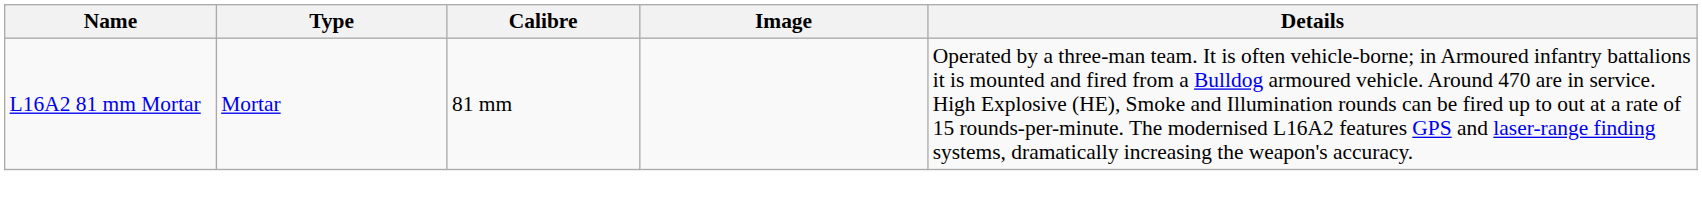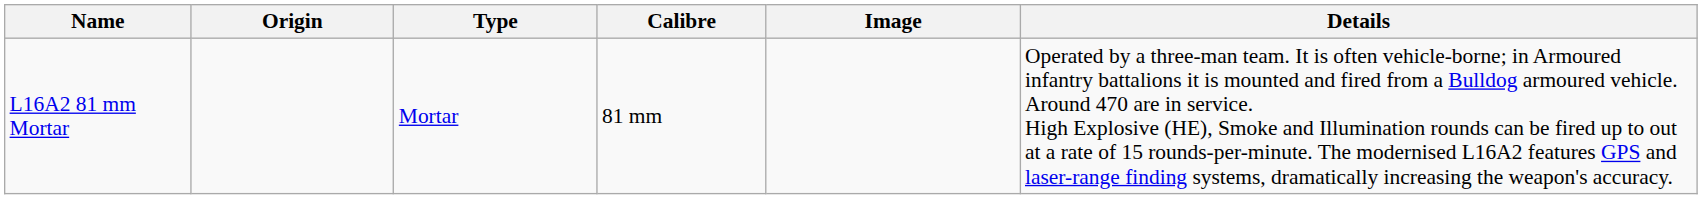+ column: (292, 21)
